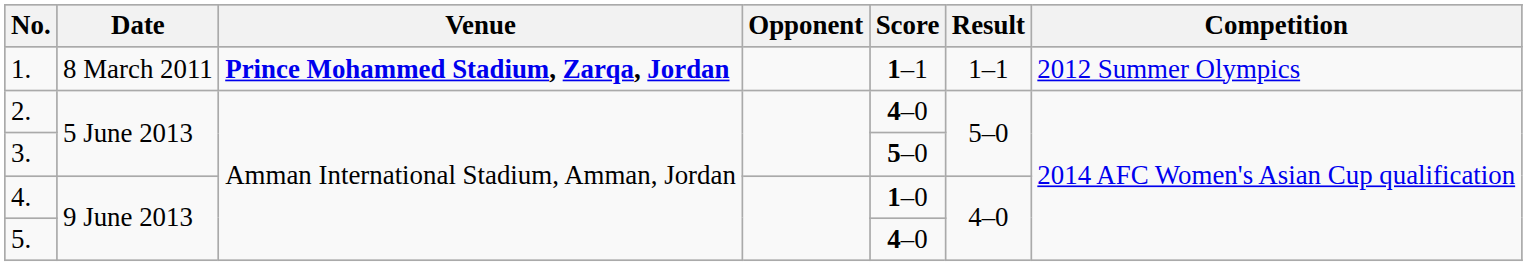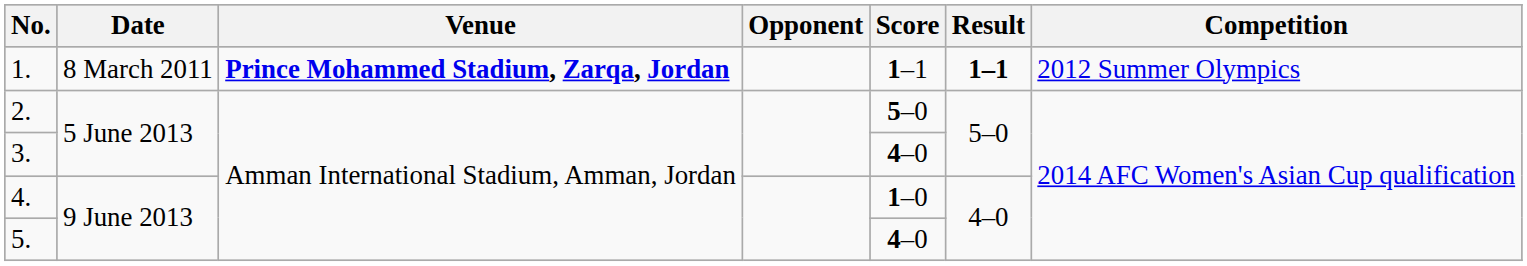(988, 68) normal -> (988, 68) bold
(907, 111) 4–0 -> (907, 111) 5–0
(907, 153) 5–0 -> (907, 153) 4–0
